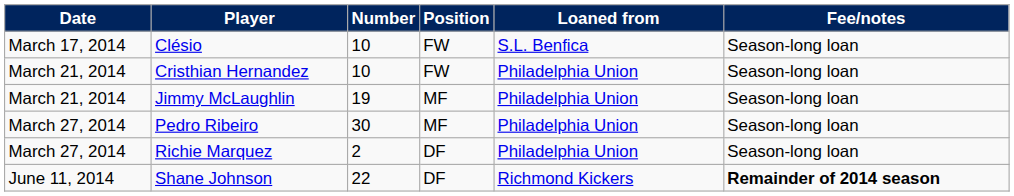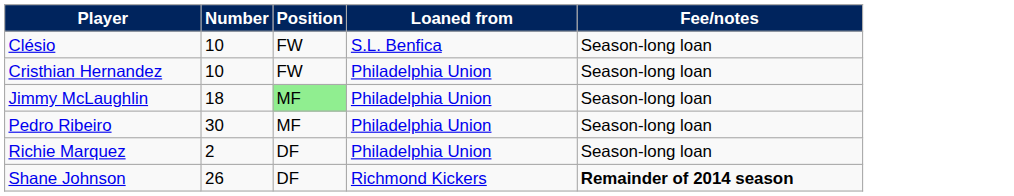- column: (78, 18)
(361, 98) 19 -> (214, 98) 18
(435, 98) no background -> (289, 98) lightgreen background
(361, 178) 22 -> (214, 178) 26
